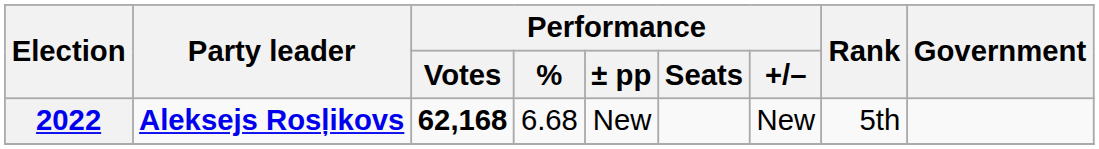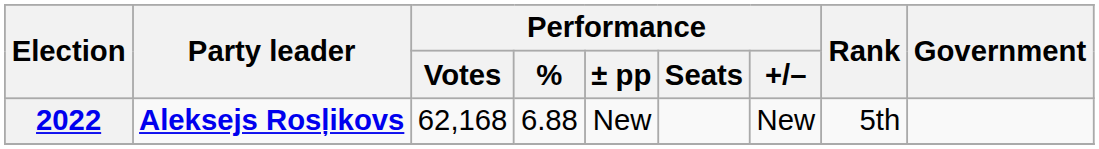(463, 120) bold -> (463, 120) normal
(549, 120) 6.68 -> (549, 120) 6.88
